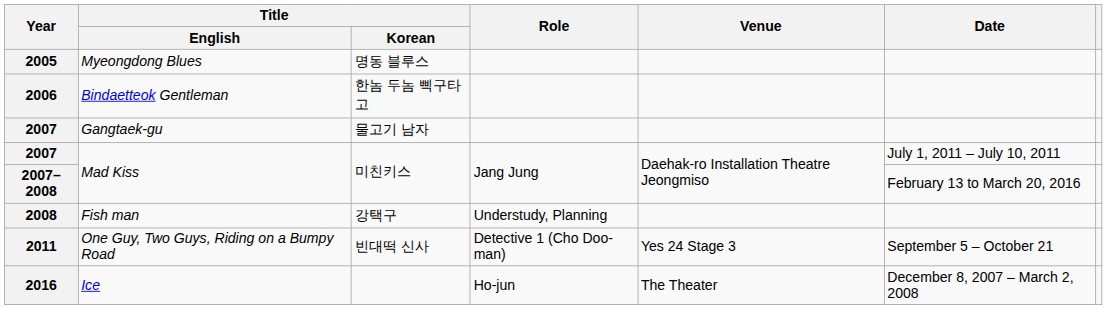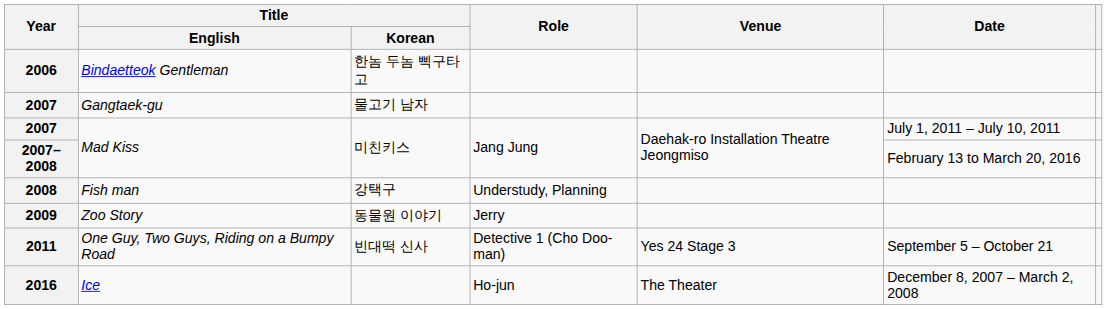- row: (41, 61)
+ row: (41, 215)
